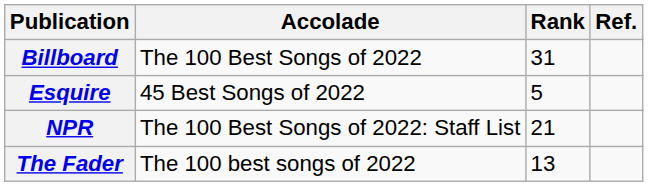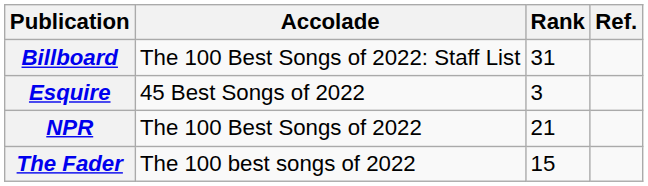(281, 57) The 100 Best Songs of 2022 -> (330, 57) The 100 Best Songs of 2022: Staff List
(537, 92) 5 -> (537, 92) 3
(330, 127) The 100 Best Songs of 2022: Staff List -> (281, 127) The 100 Best Songs of 2022
(543, 163) 13 -> (543, 163) 15
